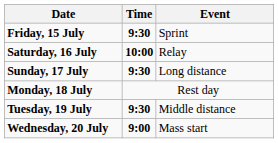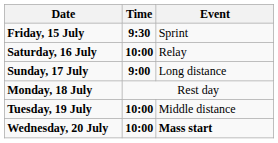(139, 71) 9:30 -> (139, 71) 9:00
(139, 109) 9:30 -> (139, 109) 10:00
(139, 128) 9:00 -> (139, 128) 10:00
(183, 128) normal -> (186, 128) bold
